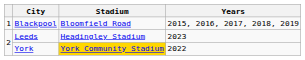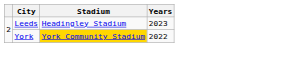- row: (36, 23)
